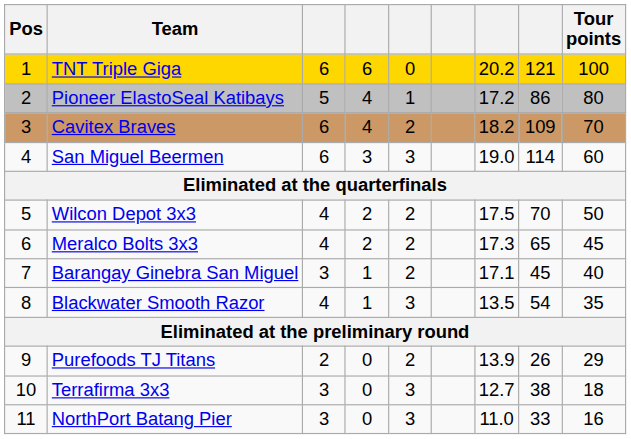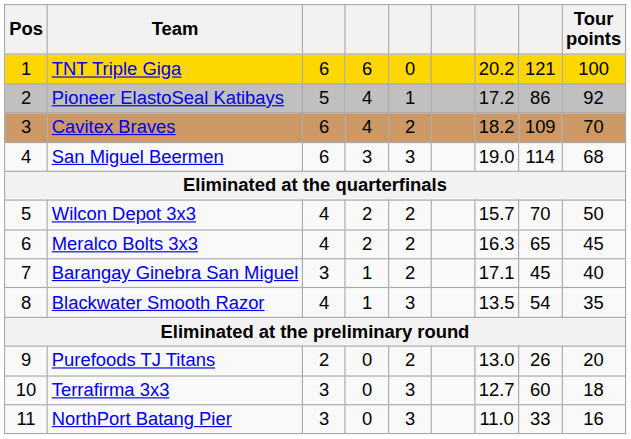(594, 98) 80 -> (594, 98) 92
(594, 156) 60 -> (594, 156) 68
(497, 214) 17.5 -> (497, 214) 15.7
(497, 244) 17.3 -> (497, 244) 16.3
(497, 360) 13.9 -> (497, 360) 13.0
(594, 360) 29 -> (594, 360) 20
(540, 389) 38 -> (540, 389) 60
